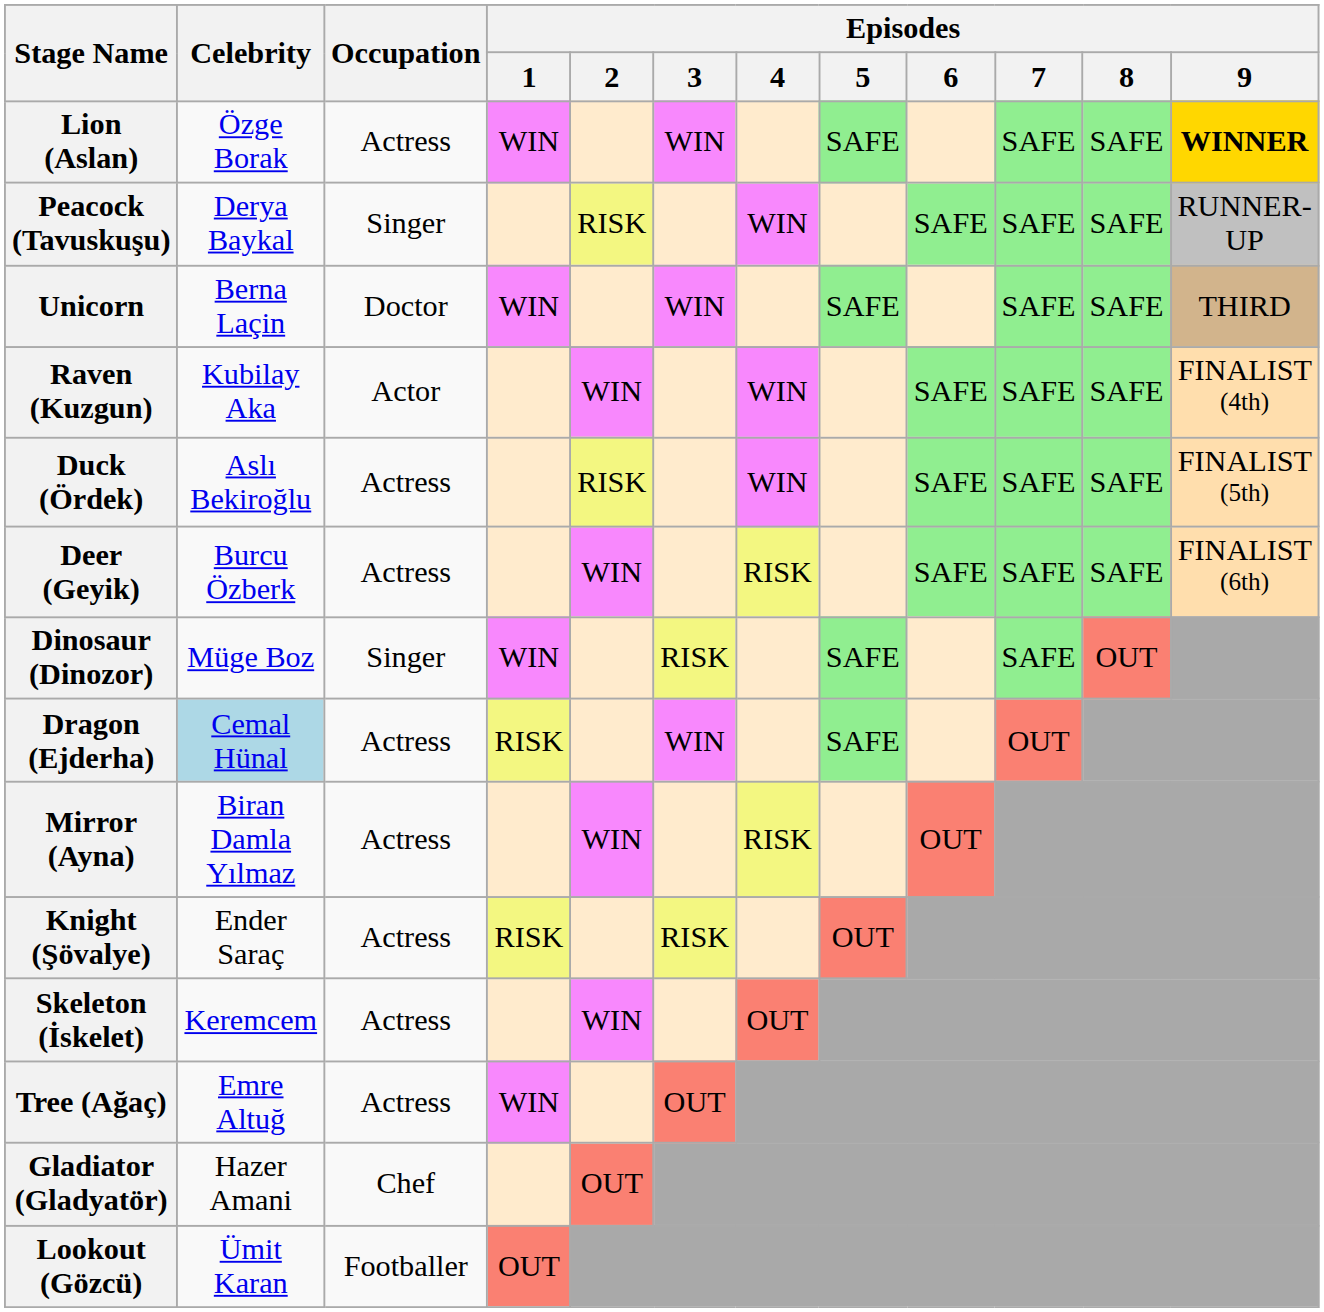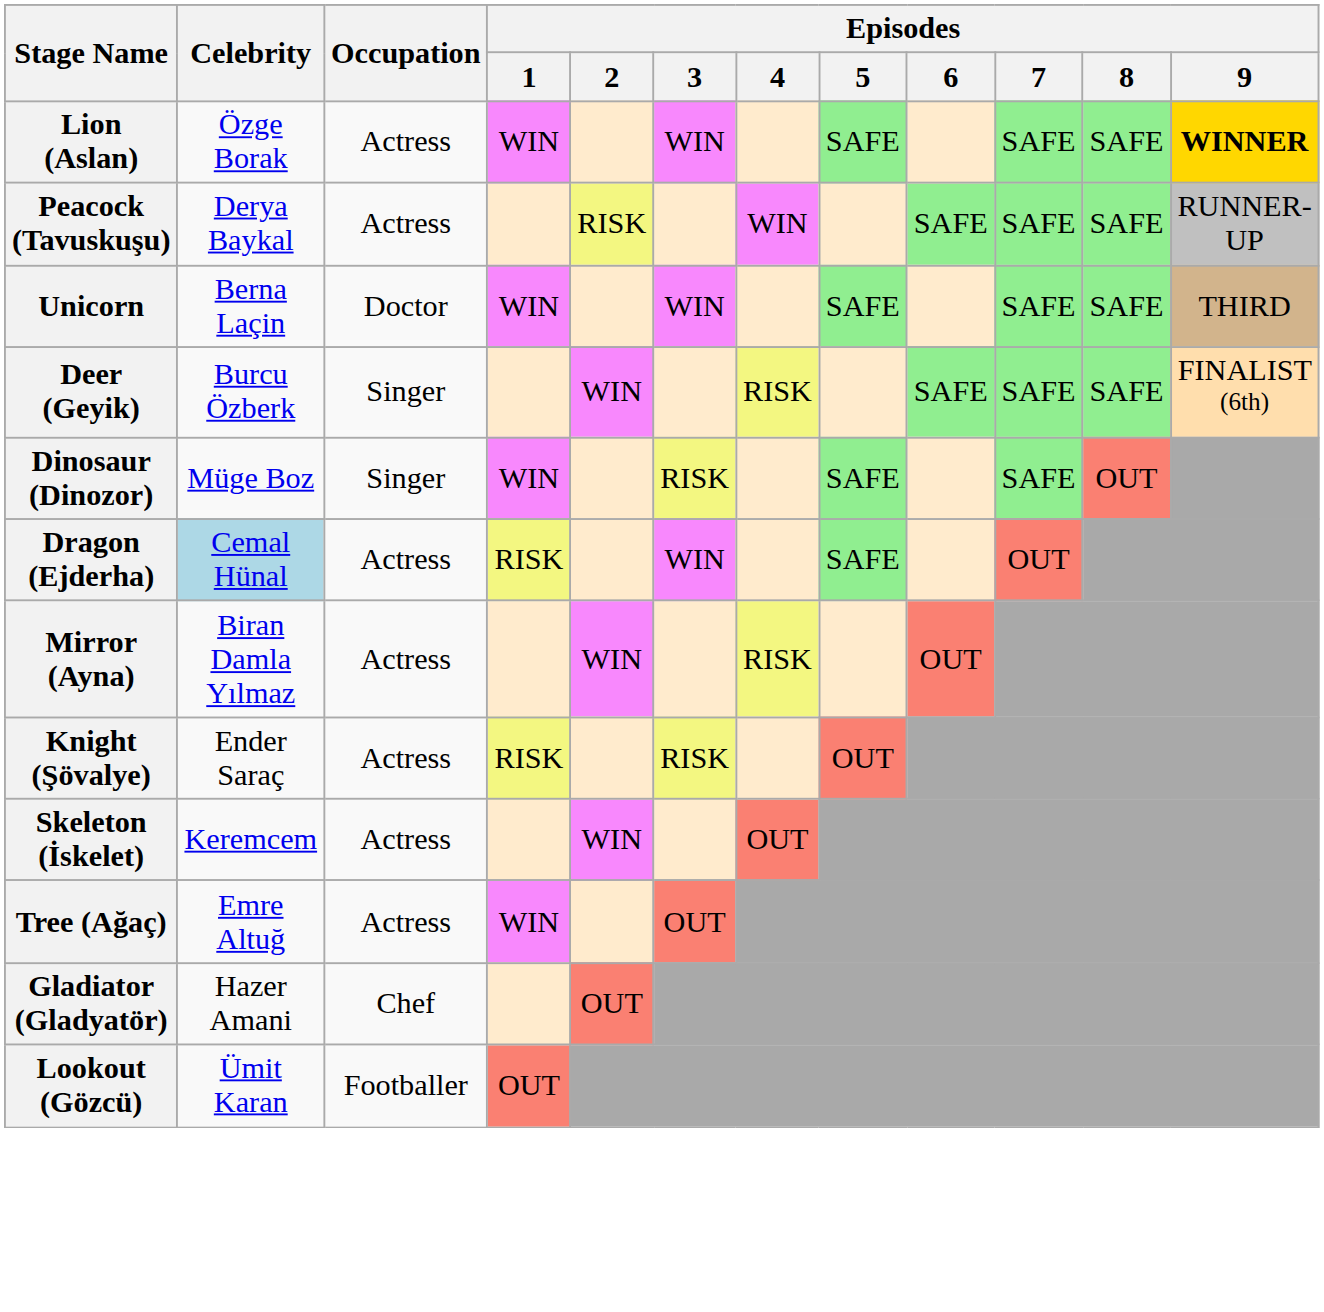(406, 223) Singer -> (406, 223) Actress
- row: (91, 391)
- row: (91, 481)
(406, 571) Actress -> (406, 391) Singer
